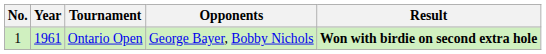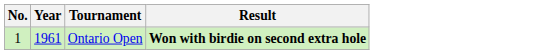- column: (231, 15)
